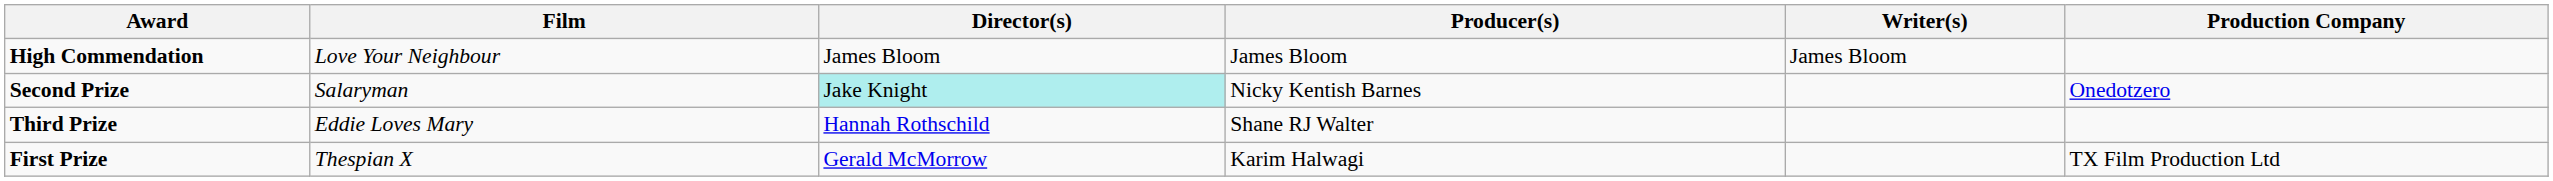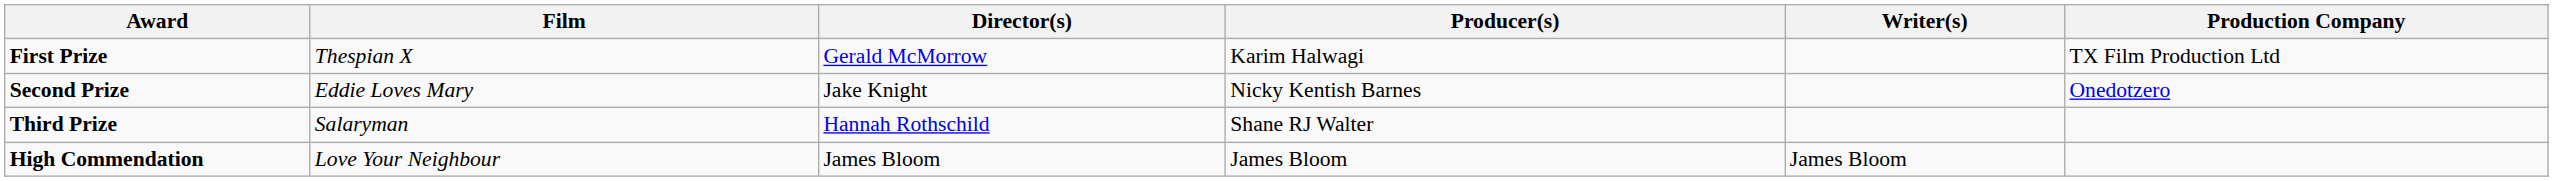rows swapped: (59, 158) <-> (107, 55)
(362, 90) Salaryman -> (394, 90) Eddie Loves Mary
(875, 90) paleturquoise background -> (875, 90) no background
(394, 124) Eddie Loves Mary -> (362, 124) Salaryman
